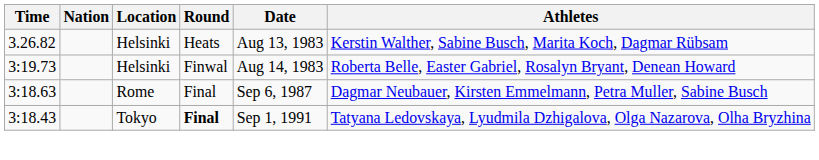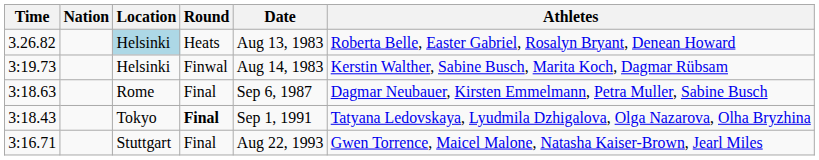(143, 42) no background -> (143, 42) lightblue background
(529, 42) Kerstin Walther, Sabine Busch, Marita Koch, Dagmar Rübsam -> (533, 42) Roberta Belle, Easter Gabriel, Rosalyn Bryant, Denean Howard
(533, 67) Roberta Belle, Easter Gabriel, Rosalyn Bryant, Denean Howard -> (529, 67) Kerstin Walther, Sabine Busch, Marita Koch, Dagmar Rübsam
+ row: (32, 142)
